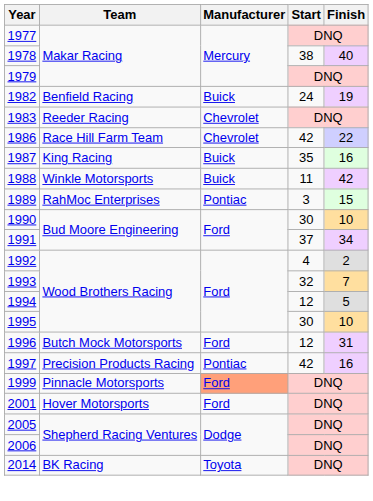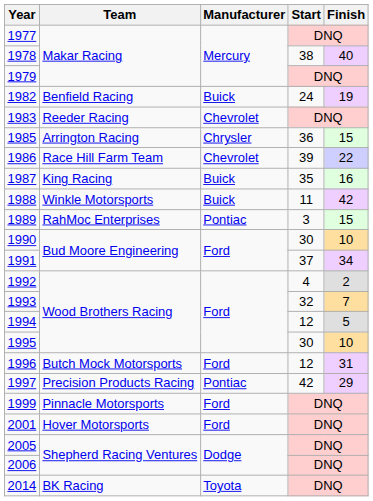+ row: (22, 138)
(306, 138) 42 -> (306, 158) 39
(346, 363) 16 -> (346, 384) 29
(217, 384) lightsalmon background -> (217, 404) no background
